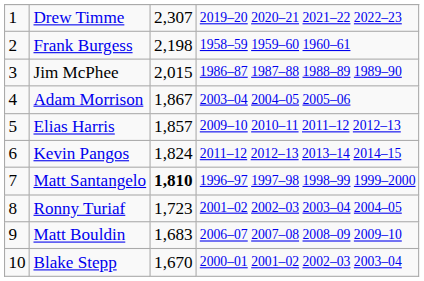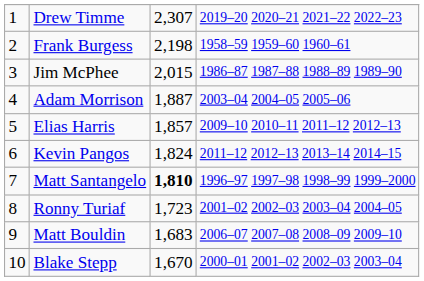(173, 99) 1,867 -> (173, 99) 1,887
